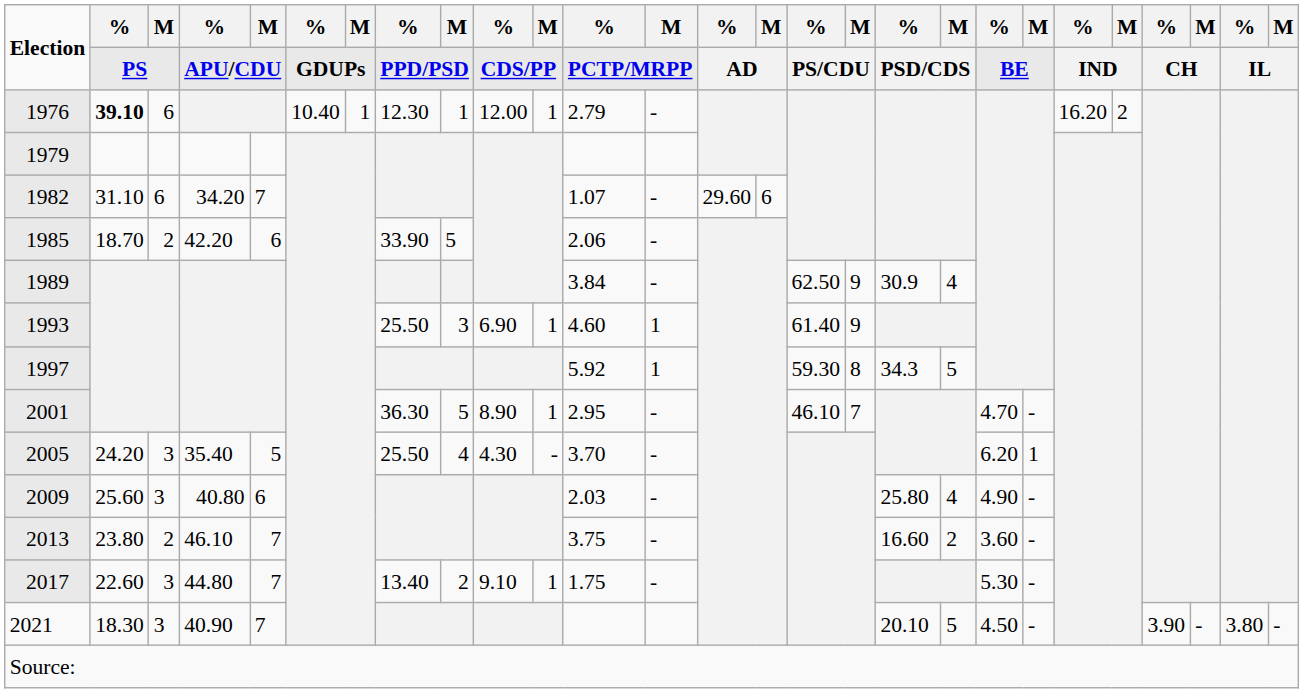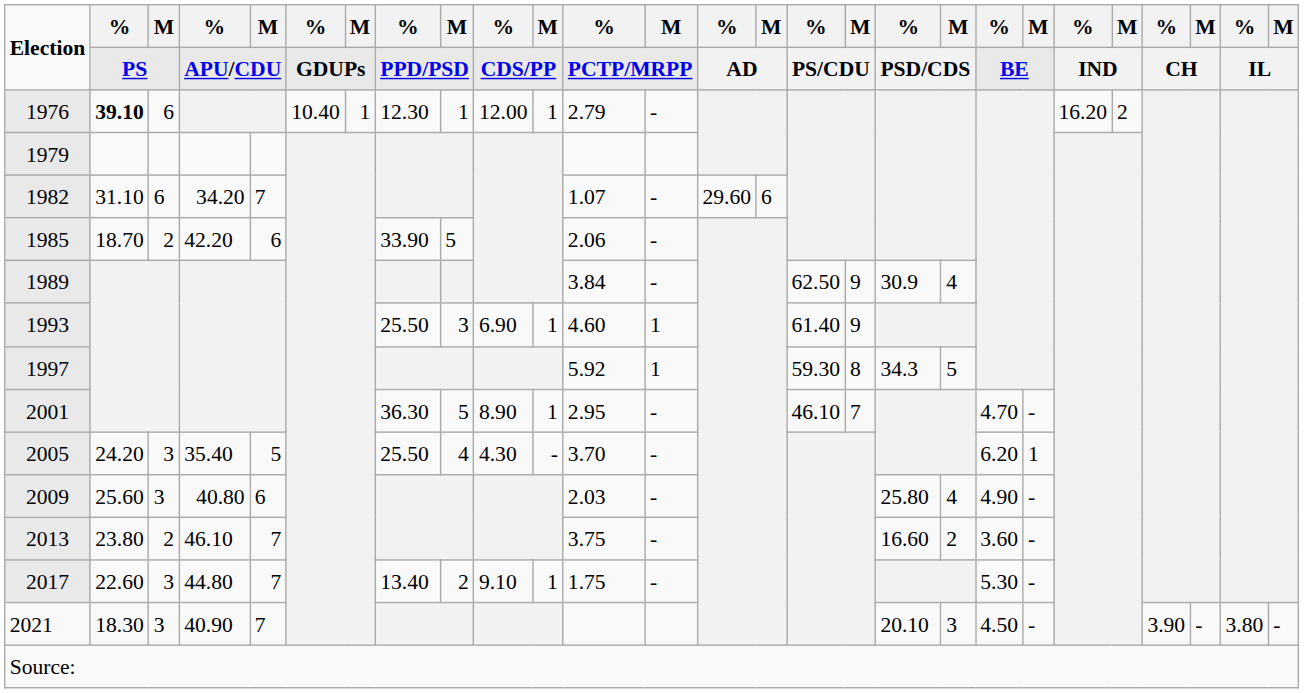(952, 624) 5 -> (952, 624) 3
